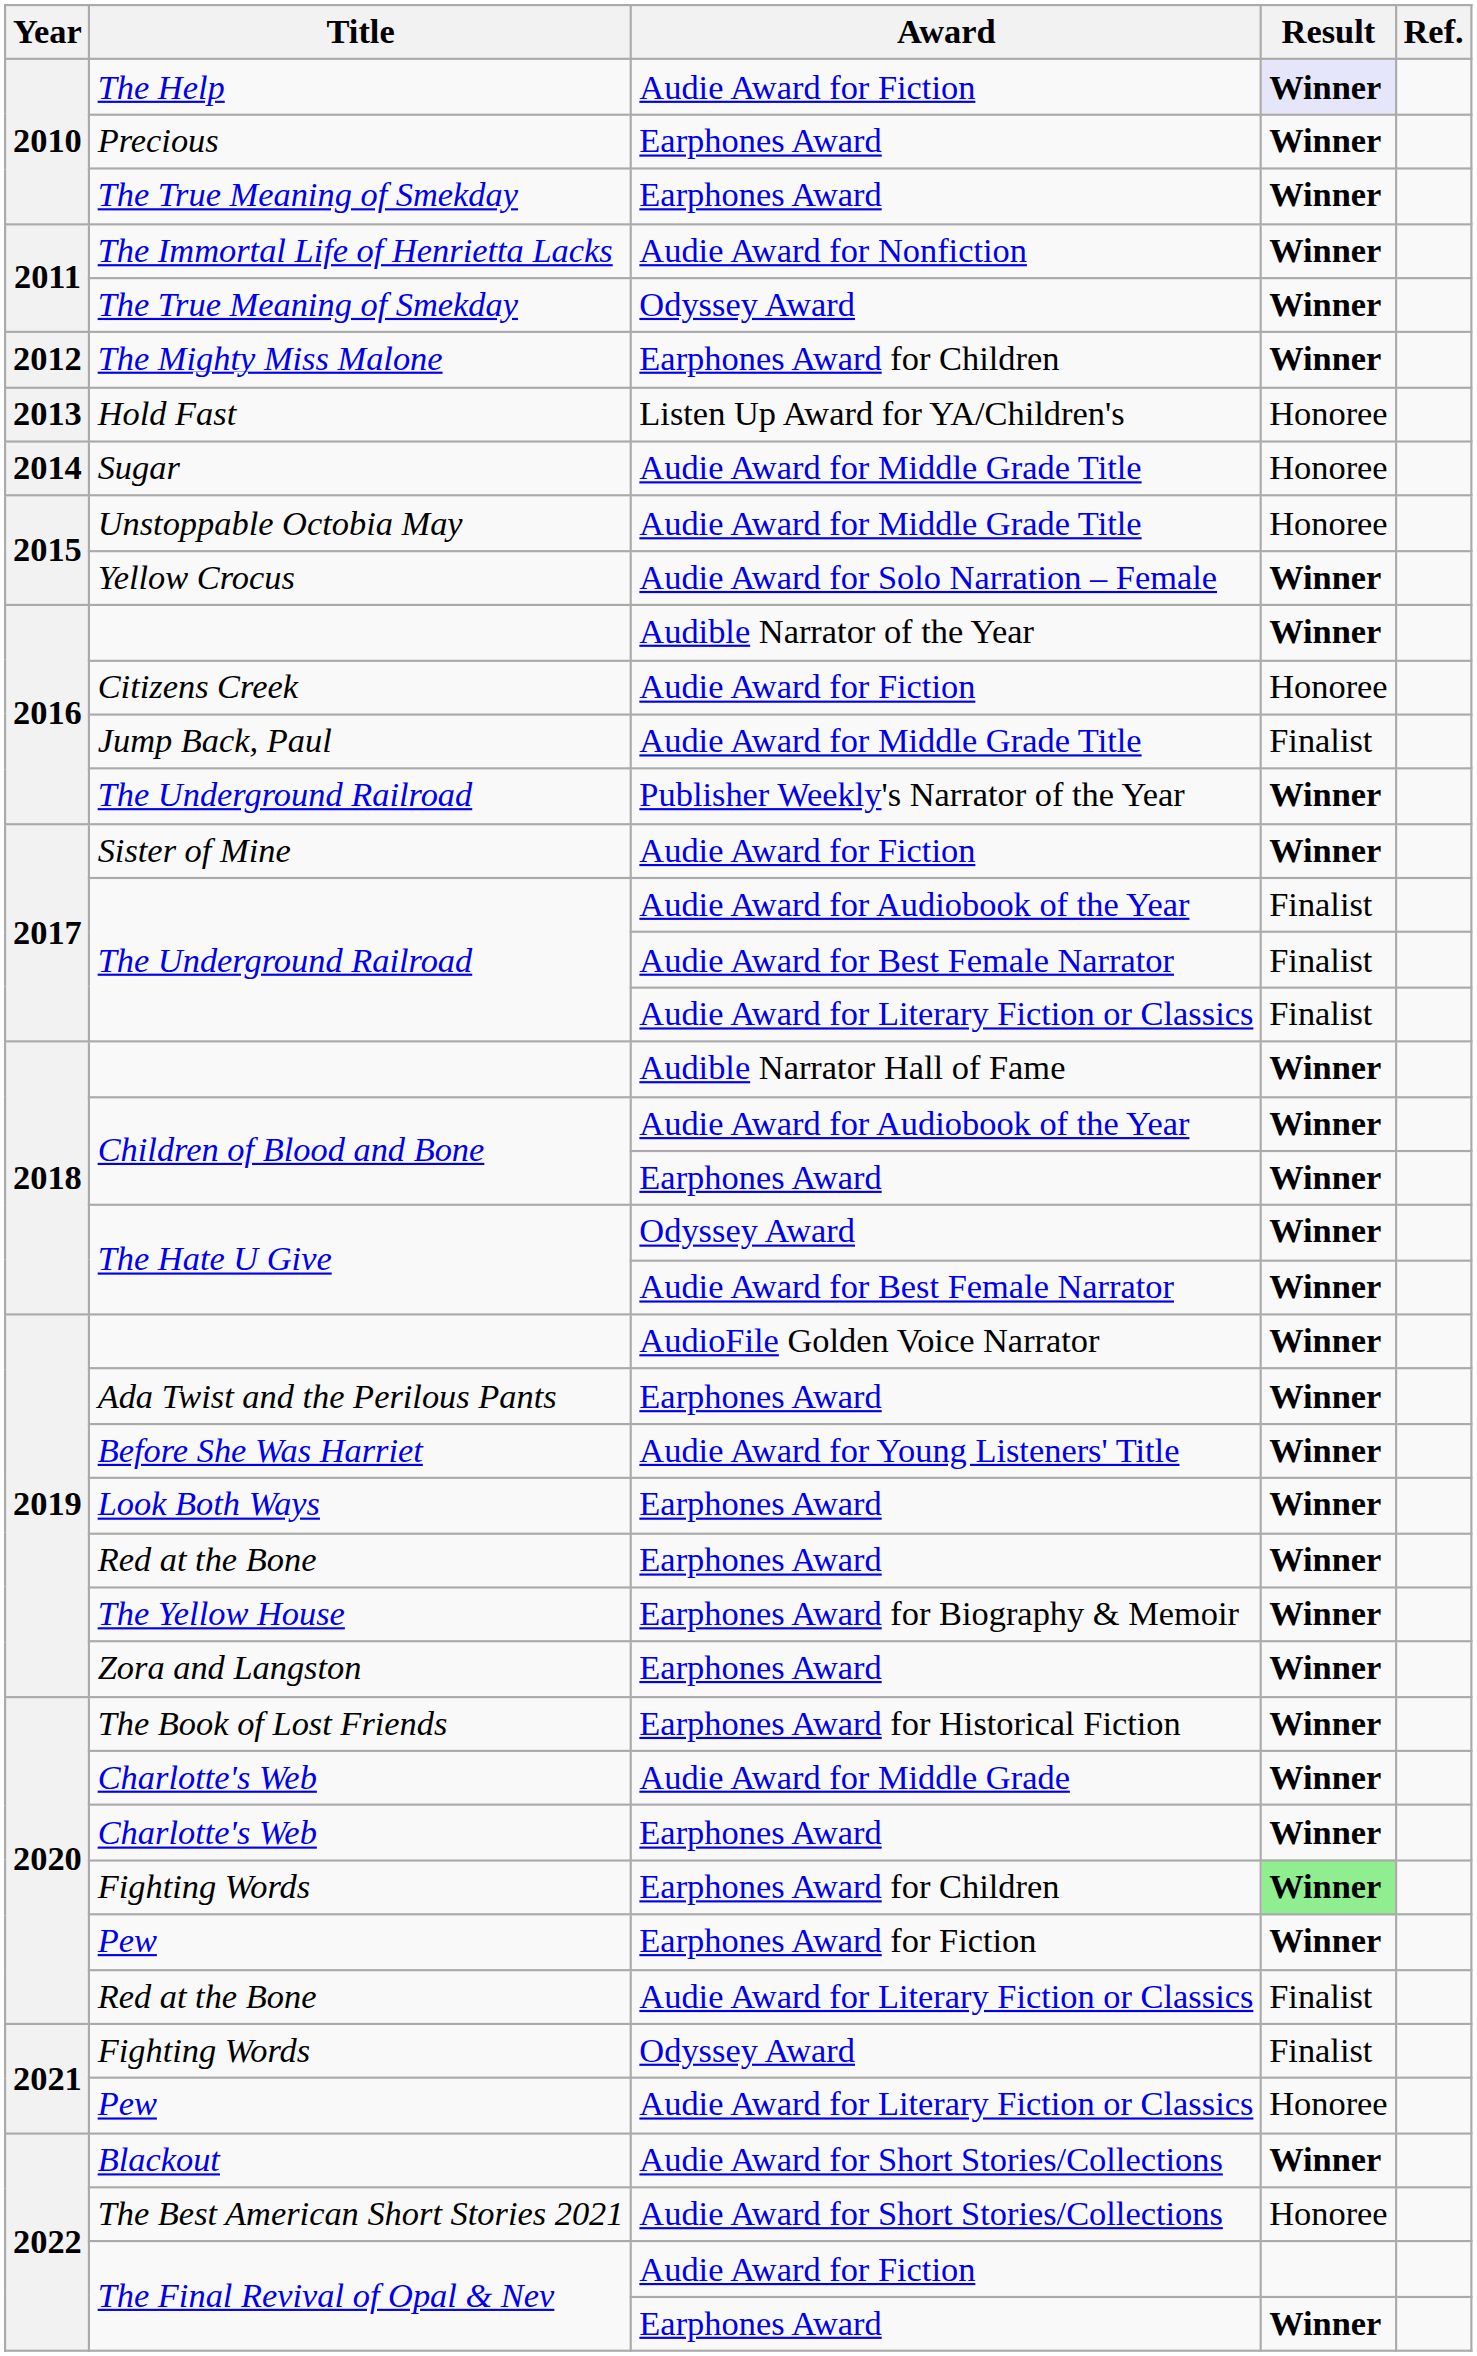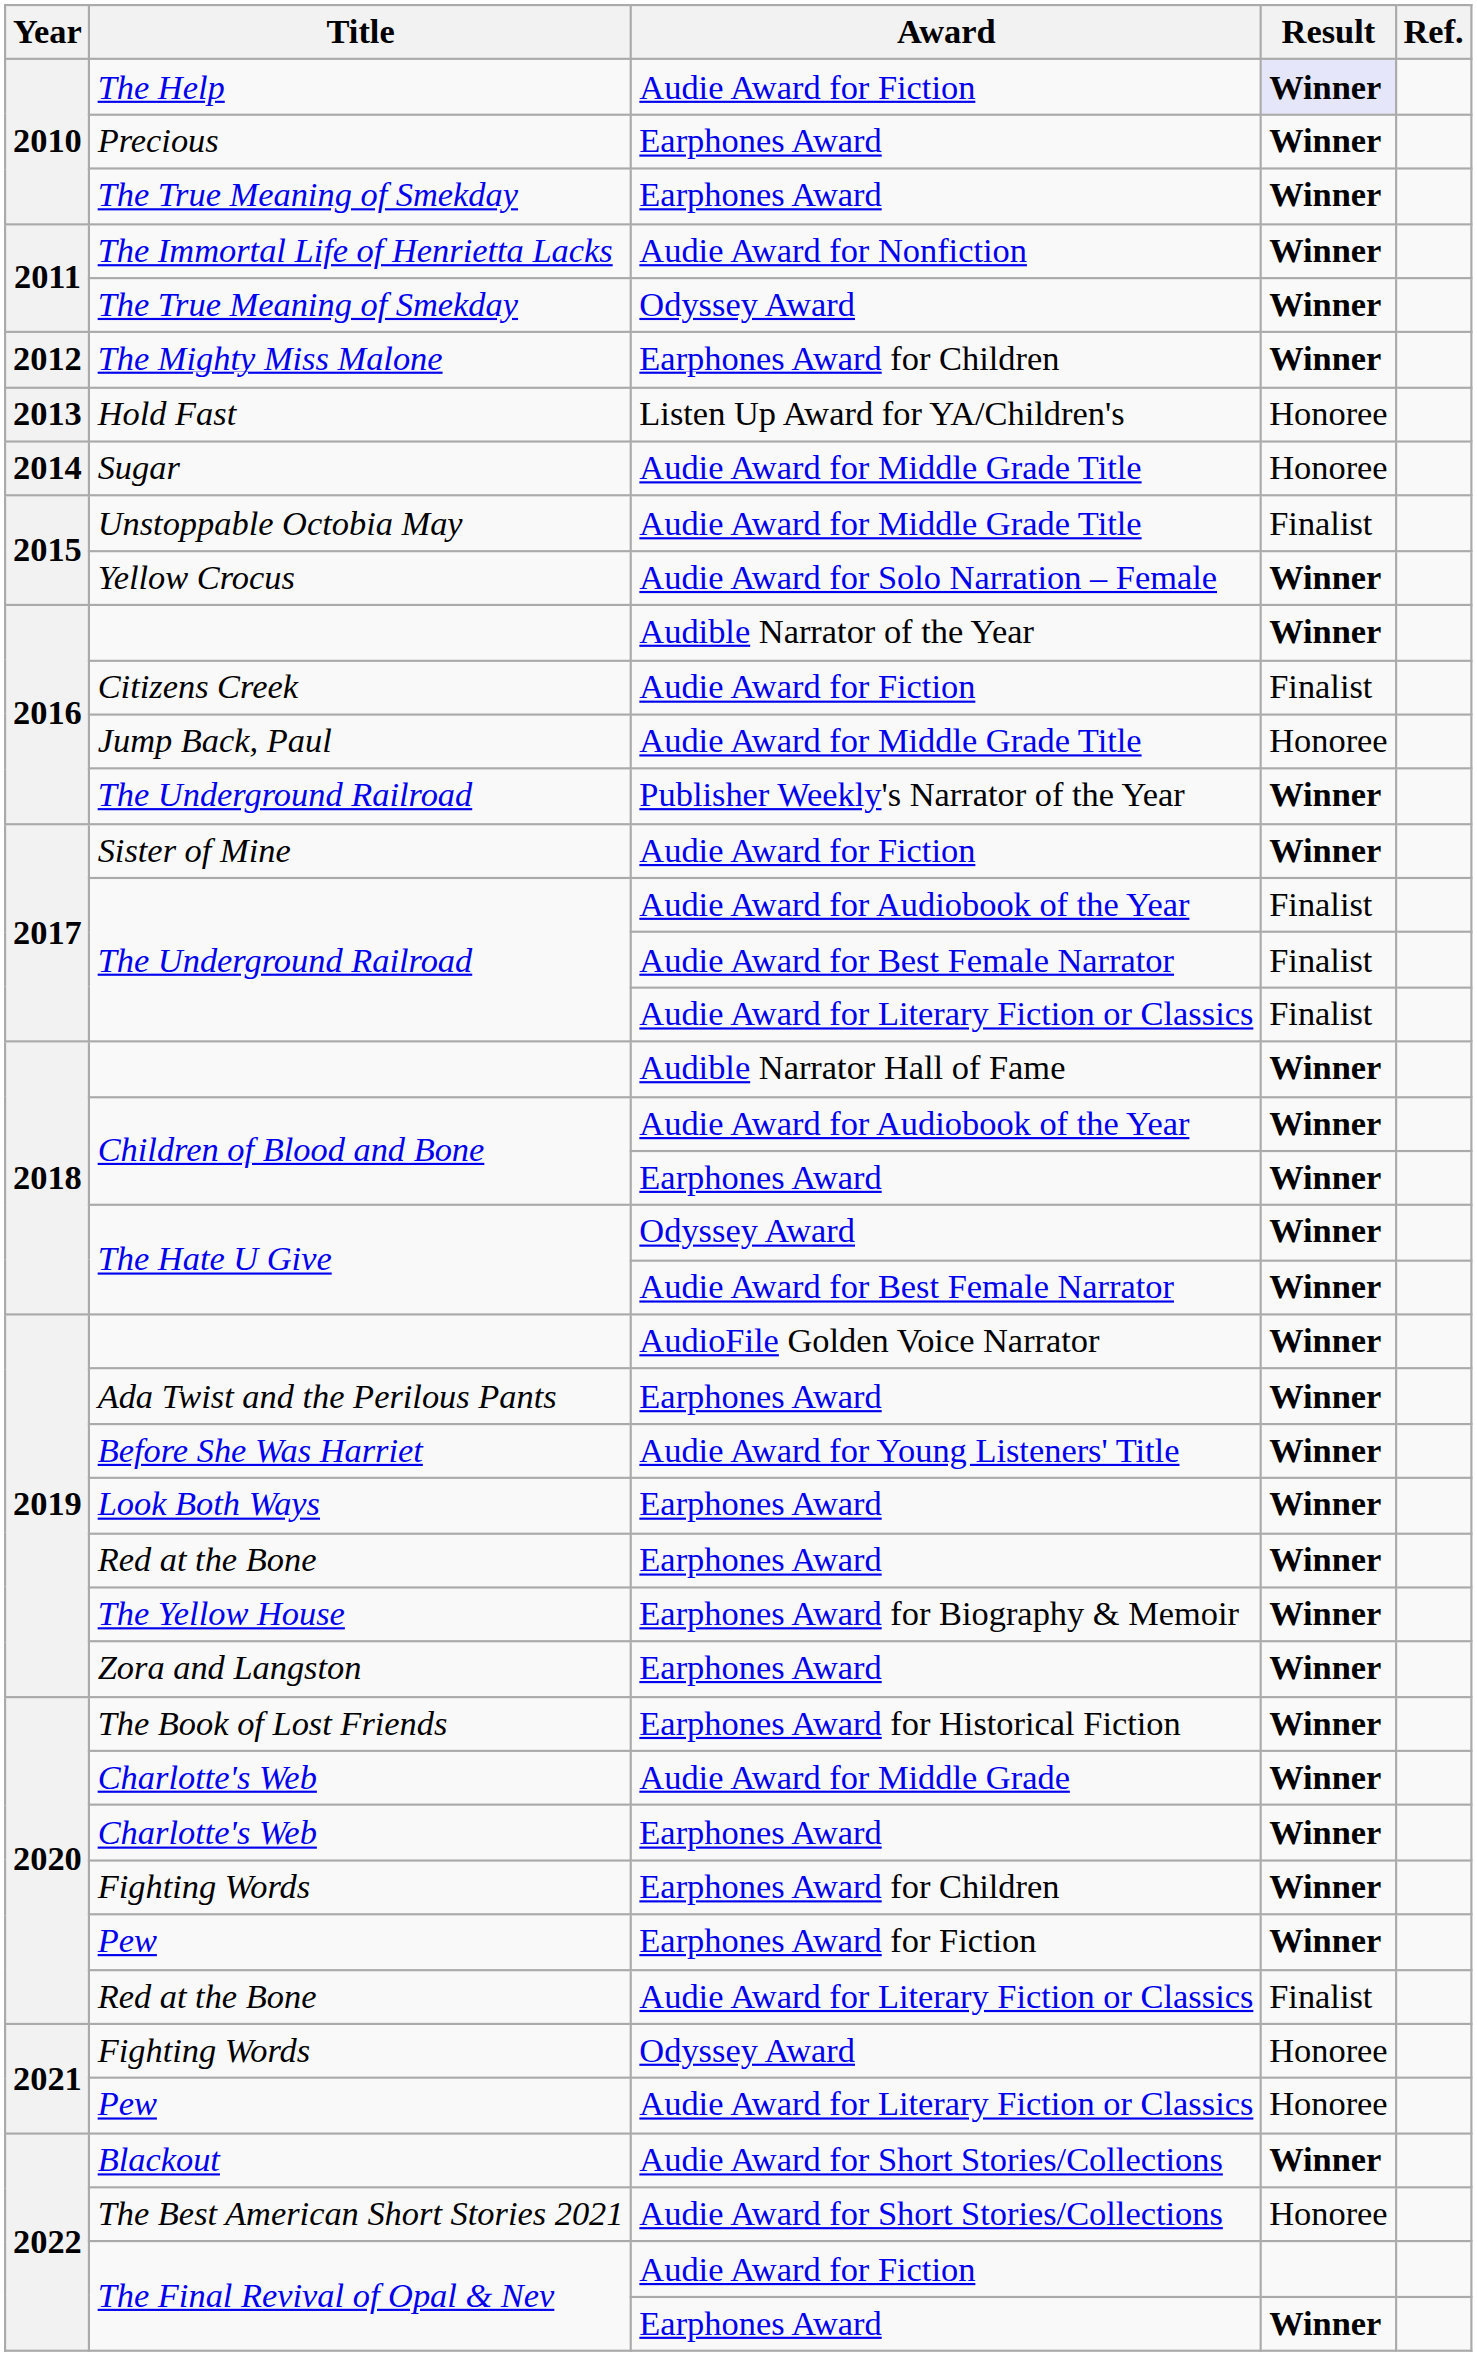(1328, 522) Honoree -> (1321, 522) Finalist
(1328, 686) Honoree -> (1321, 686) Finalist
(1321, 741) Finalist -> (1328, 741) Honoree
(1325, 1886) lightgreen background -> (1325, 1886) no background
(1321, 2050) Finalist -> (1328, 2050) Honoree
